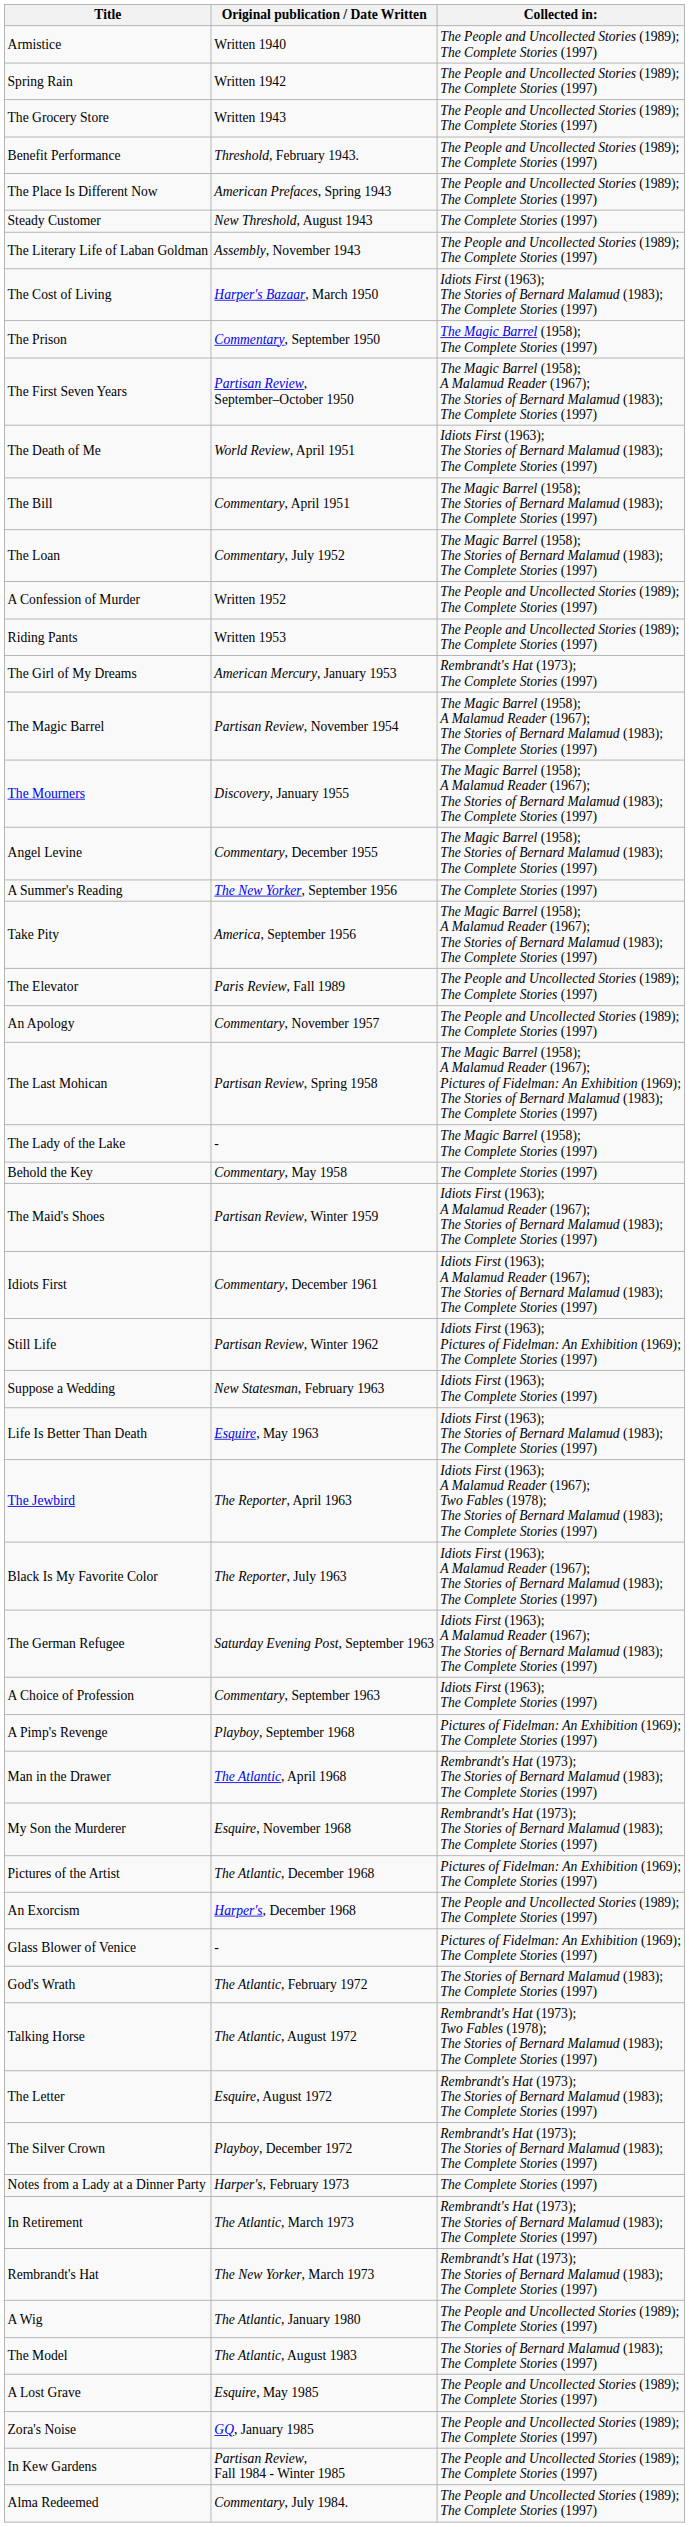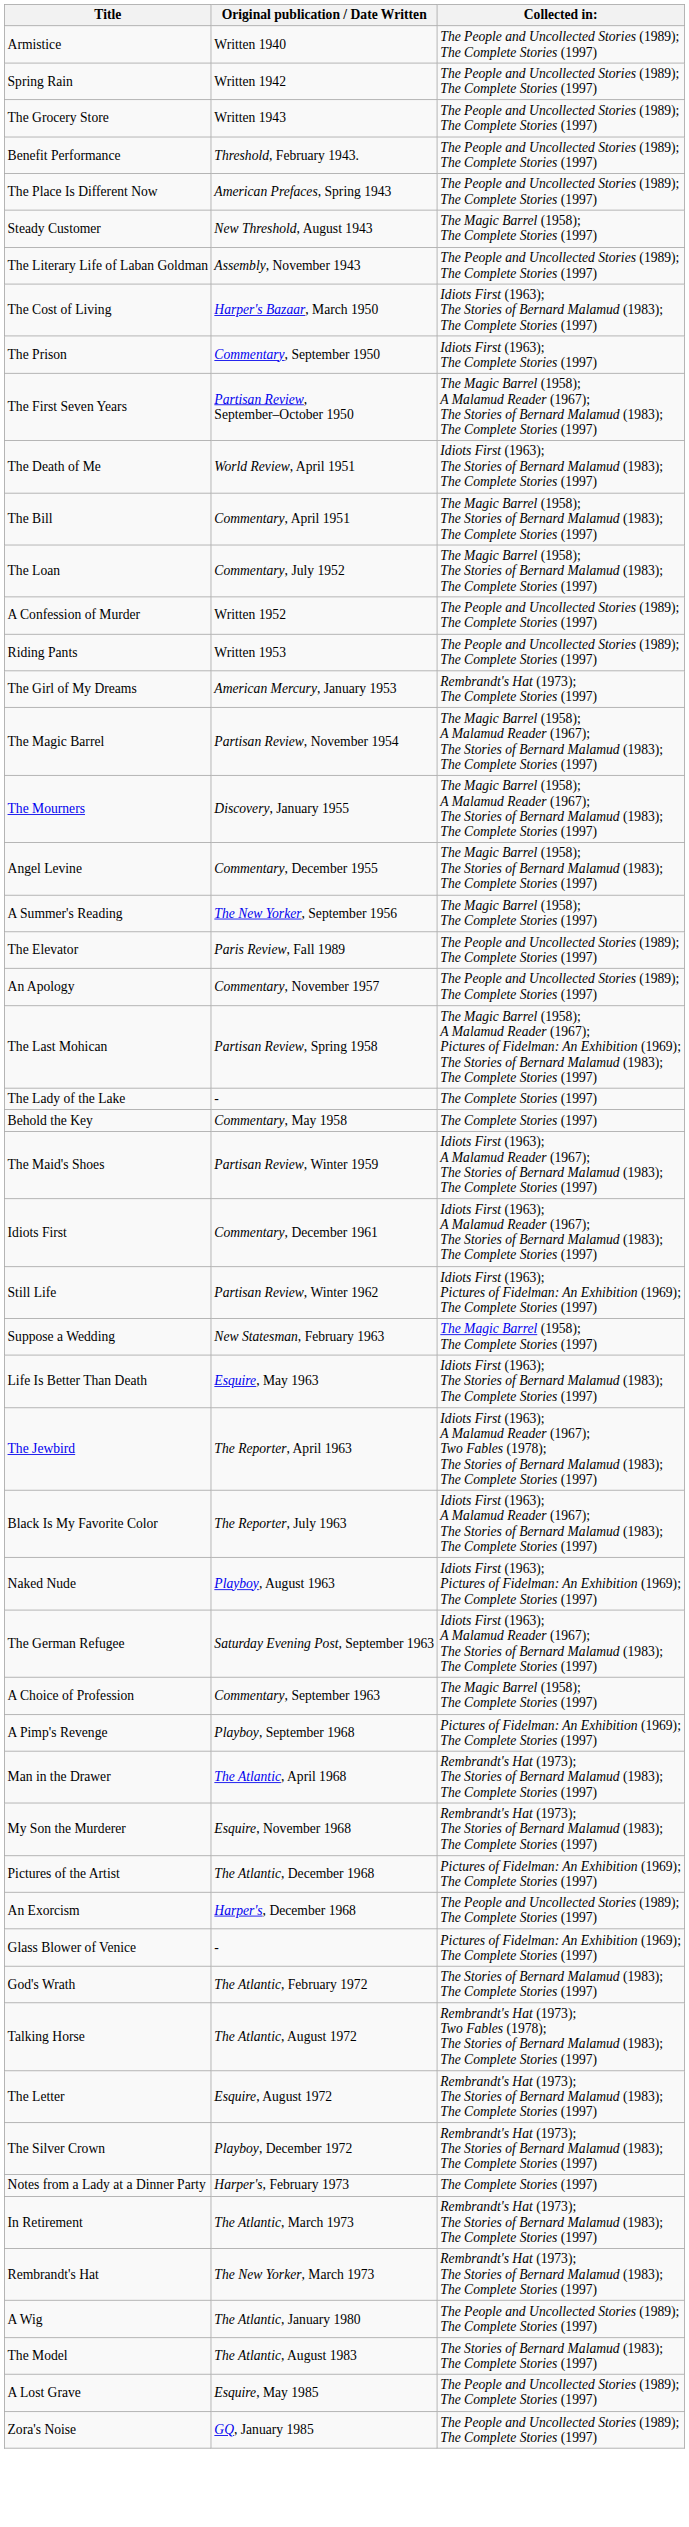(519, 221) The Complete Stories (1997) -> (519, 228) The Magic Barrel (1958); The Complete Stories (1997)
(519, 339) The Magic Barrel (1958); The Complete Stories (1997) -> (519, 354) Idiots First (1963); The Complete Stories (1997)
(519, 890) The Complete Stories (1997) -> (519, 913) The Magic Barrel (1958); The Complete Stories (1997)
- row: (33, 934)
(519, 1143) The Magic Barrel (1958); The Complete Stories (1997) -> (519, 1099) The Complete Stories (1997)
(519, 1389) Idiots First (1963); The Complete Stories (1997) -> (519, 1336) The Magic Barrel (1958); The Complete Stories (1997)
+ row: (42, 1583)
(519, 1695) Idiots First (1963); The Complete Stories (1997) -> (519, 1695) The Magic Barrel (1958); The Complete Stories (1997)
- row: (52, 2466)
- row: (53, 2503)
